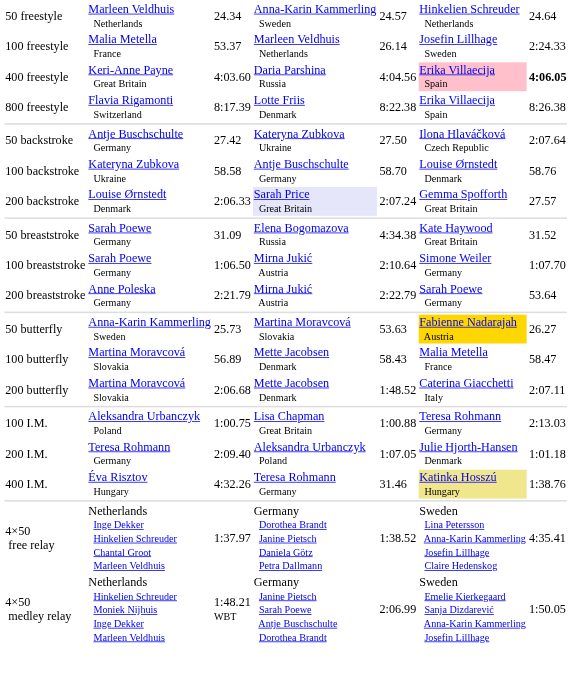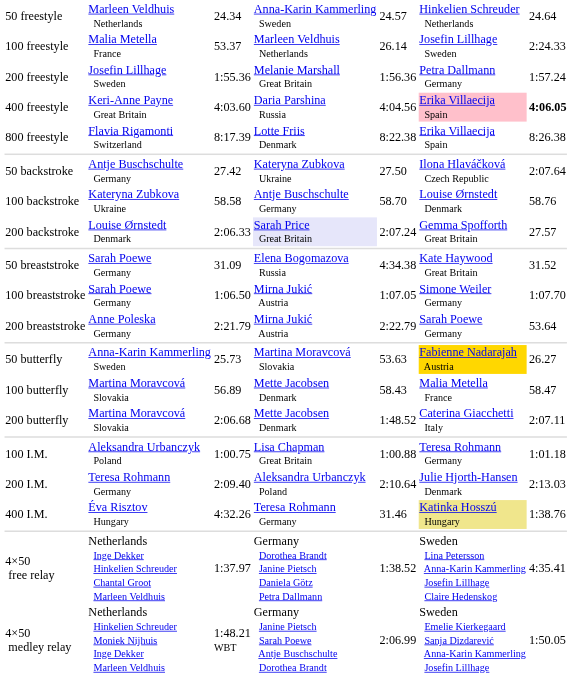+ row: (37, 76)
(398, 265) 2:10.64 -> (398, 295) 1:07.05
(547, 423) 2:13.03 -> (547, 453) 1:01.18
(398, 453) 1:07.05 -> (398, 484) 2:10.64
(547, 453) 1:01.18 -> (547, 484) 2:13.03
